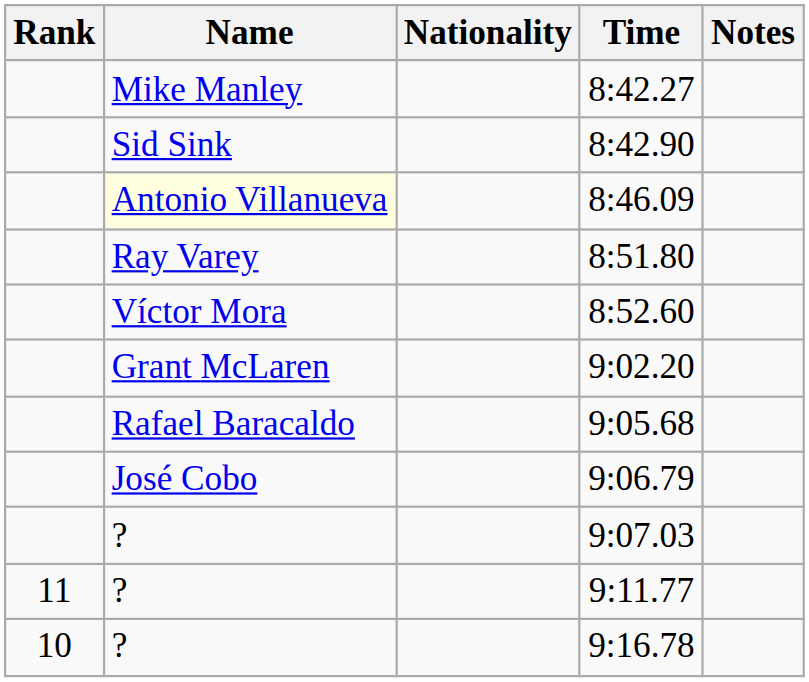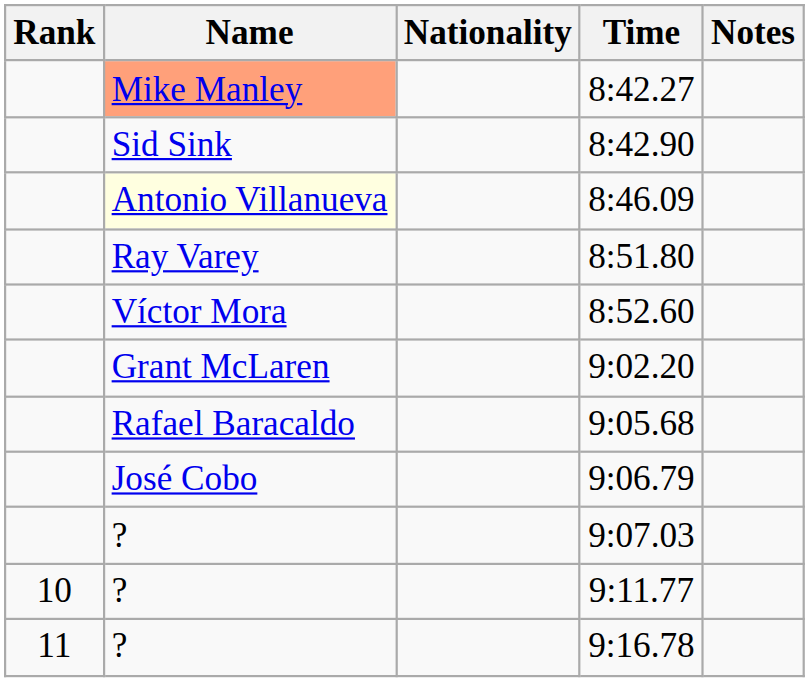(207, 88) no background -> (207, 88) lightsalmon background
(54, 590) 11 -> (54, 590) 10
(54, 646) 10 -> (54, 646) 11
